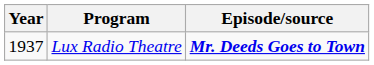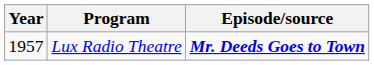(26, 45) 1937 -> (26, 45) 1957
